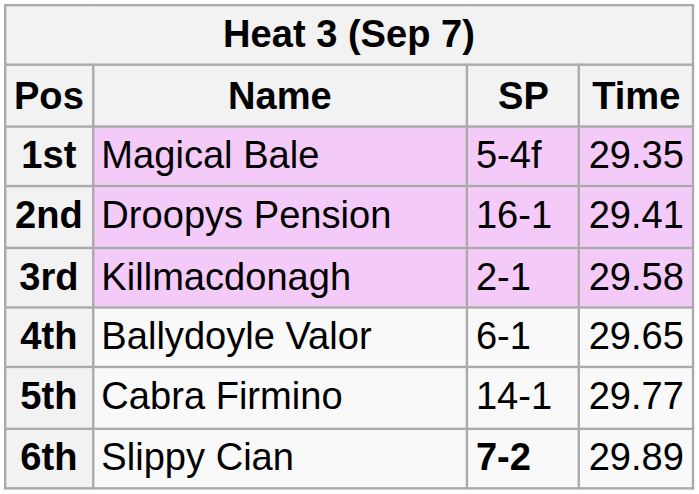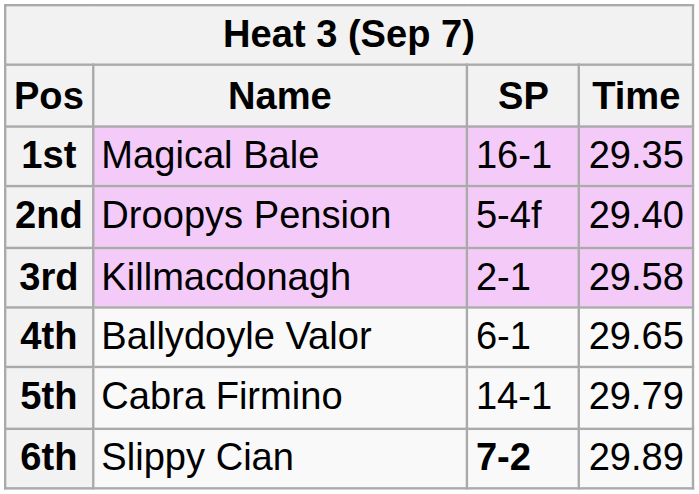(509, 155) 5-4f -> (514, 155) 16-1
(514, 215) 16-1 -> (509, 215) 5-4f
(636, 215) 29.41 -> (636, 215) 29.40
(636, 397) 29.77 -> (636, 397) 29.79
